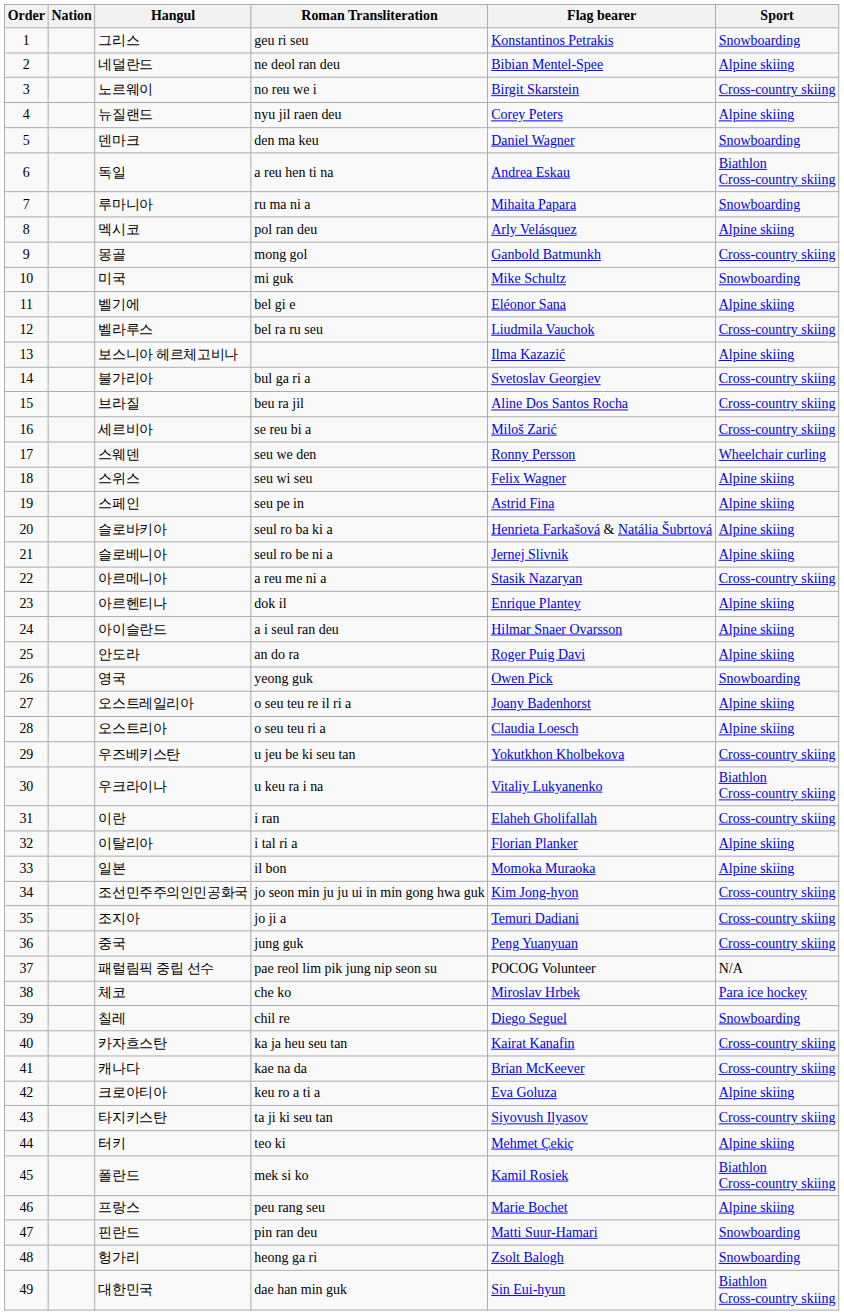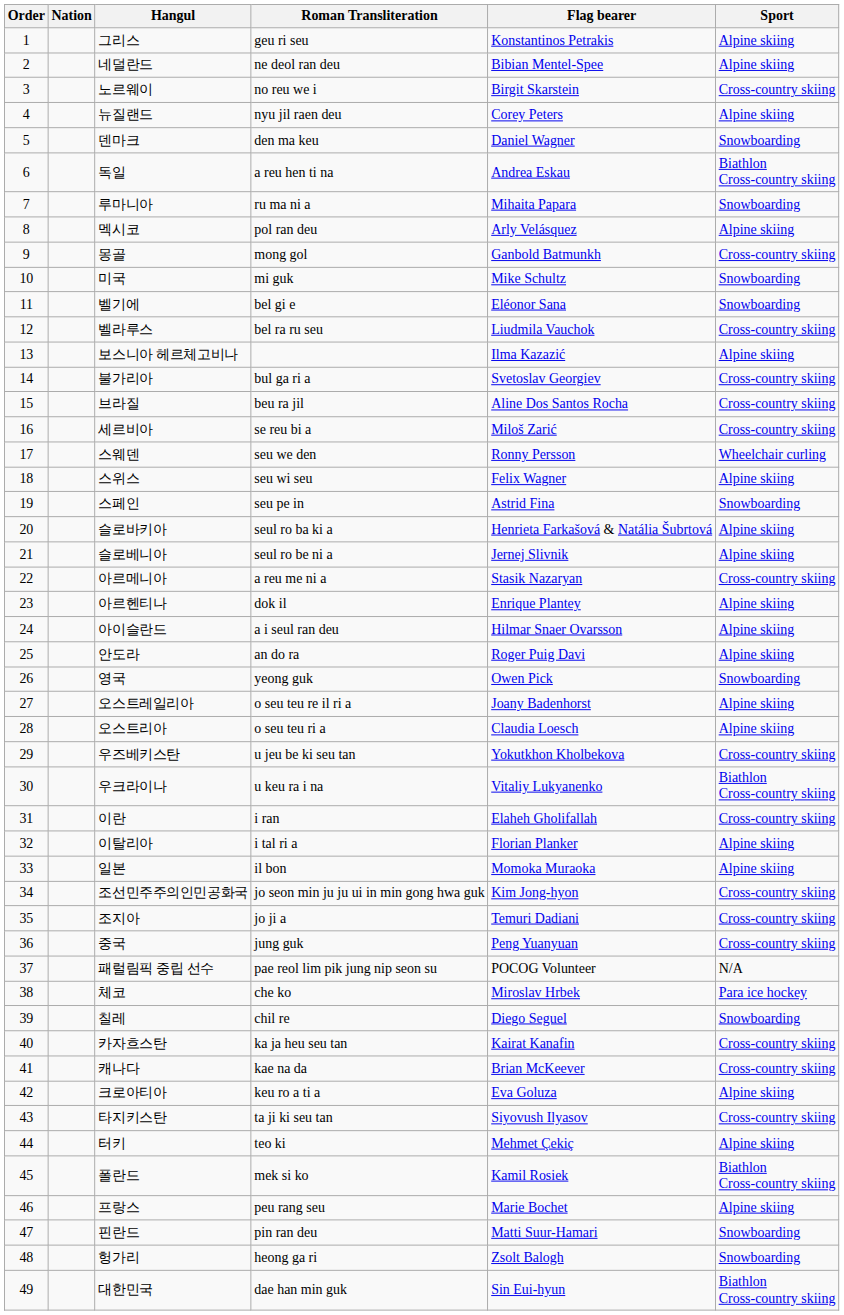(759, 40) Snowboarding -> (757, 40) Alpine skiing
(757, 304) Alpine skiing -> (759, 304) Snowboarding
(757, 504) Alpine skiing -> (759, 504) Snowboarding
